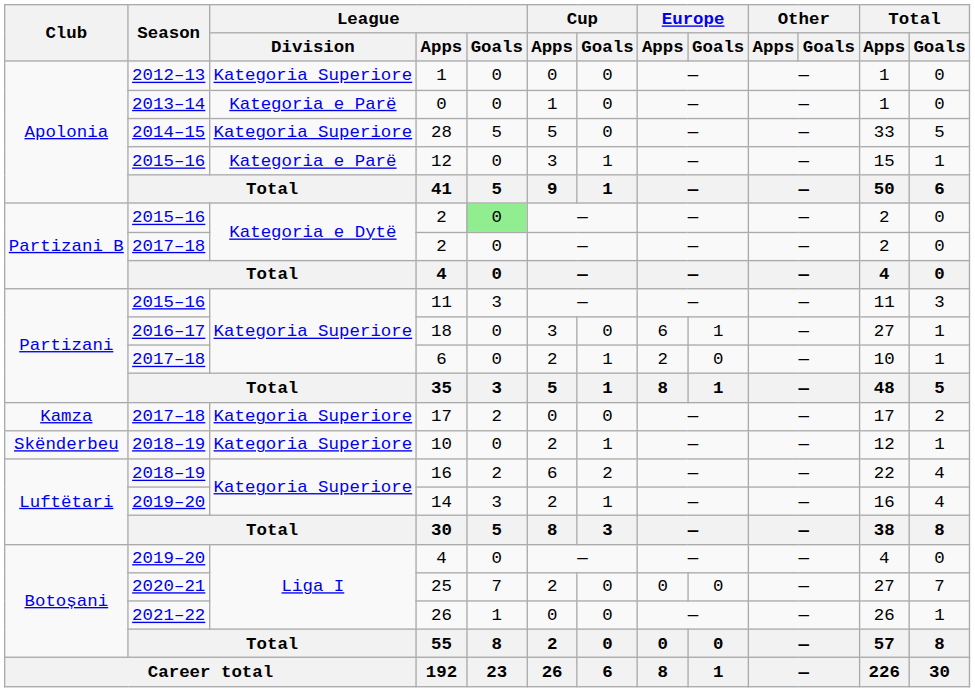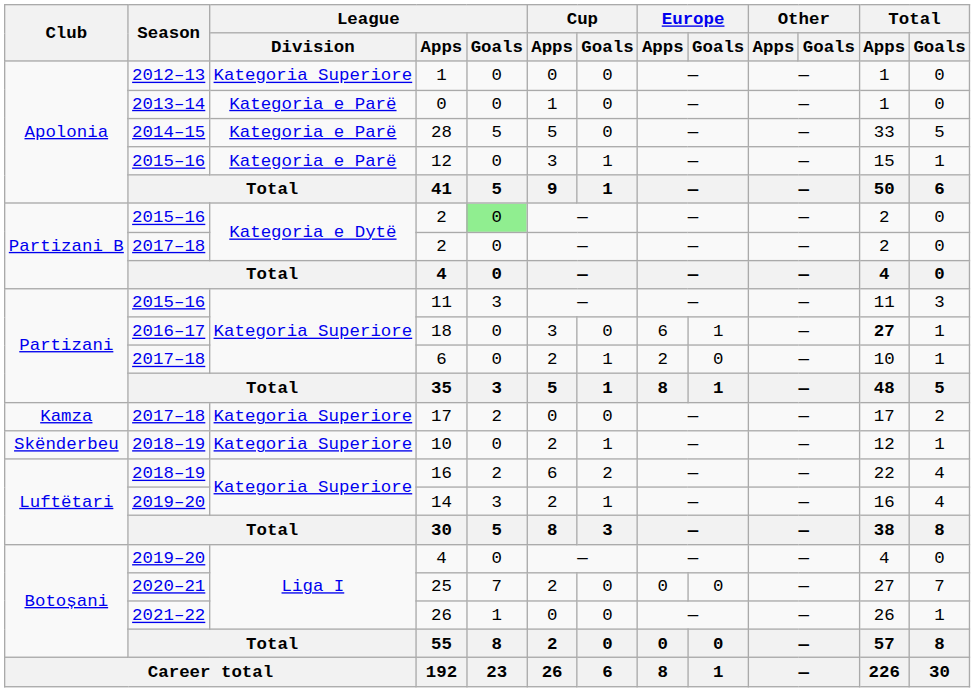(313, 132) Kategoria Superiore -> (313, 132) Kategoria e Parë
(884, 331) normal -> (884, 331) bold
